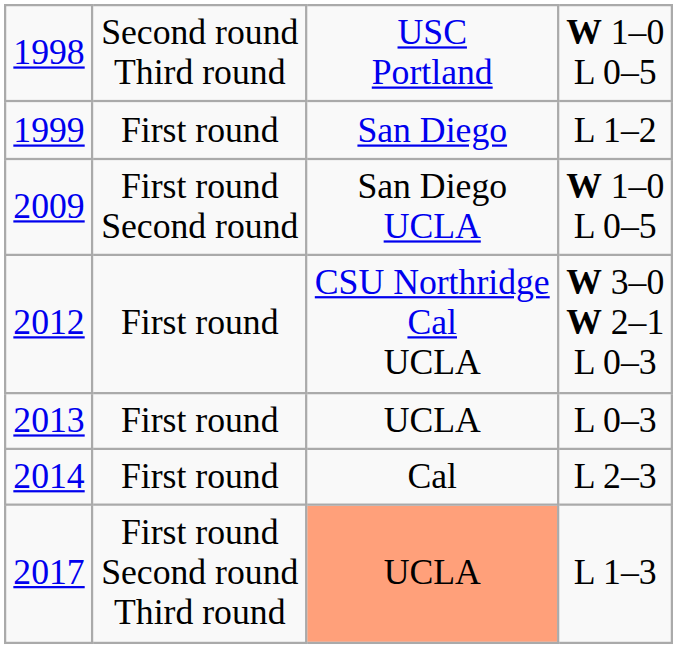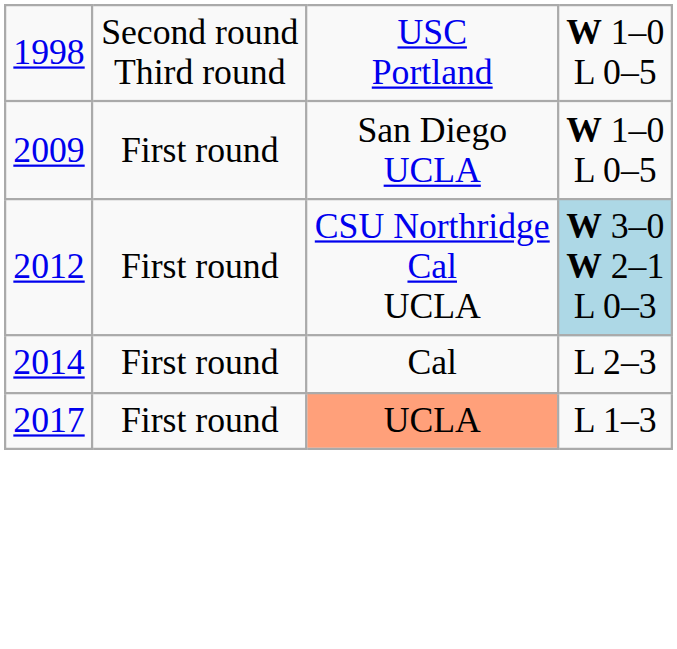- row: (49, 129)
(200, 206) First round Second round -> (200, 149) First round
(615, 322) no background -> (615, 266) lightblue background
- row: (49, 419)
(200, 573) First round Second round Third round -> (200, 419) First round
